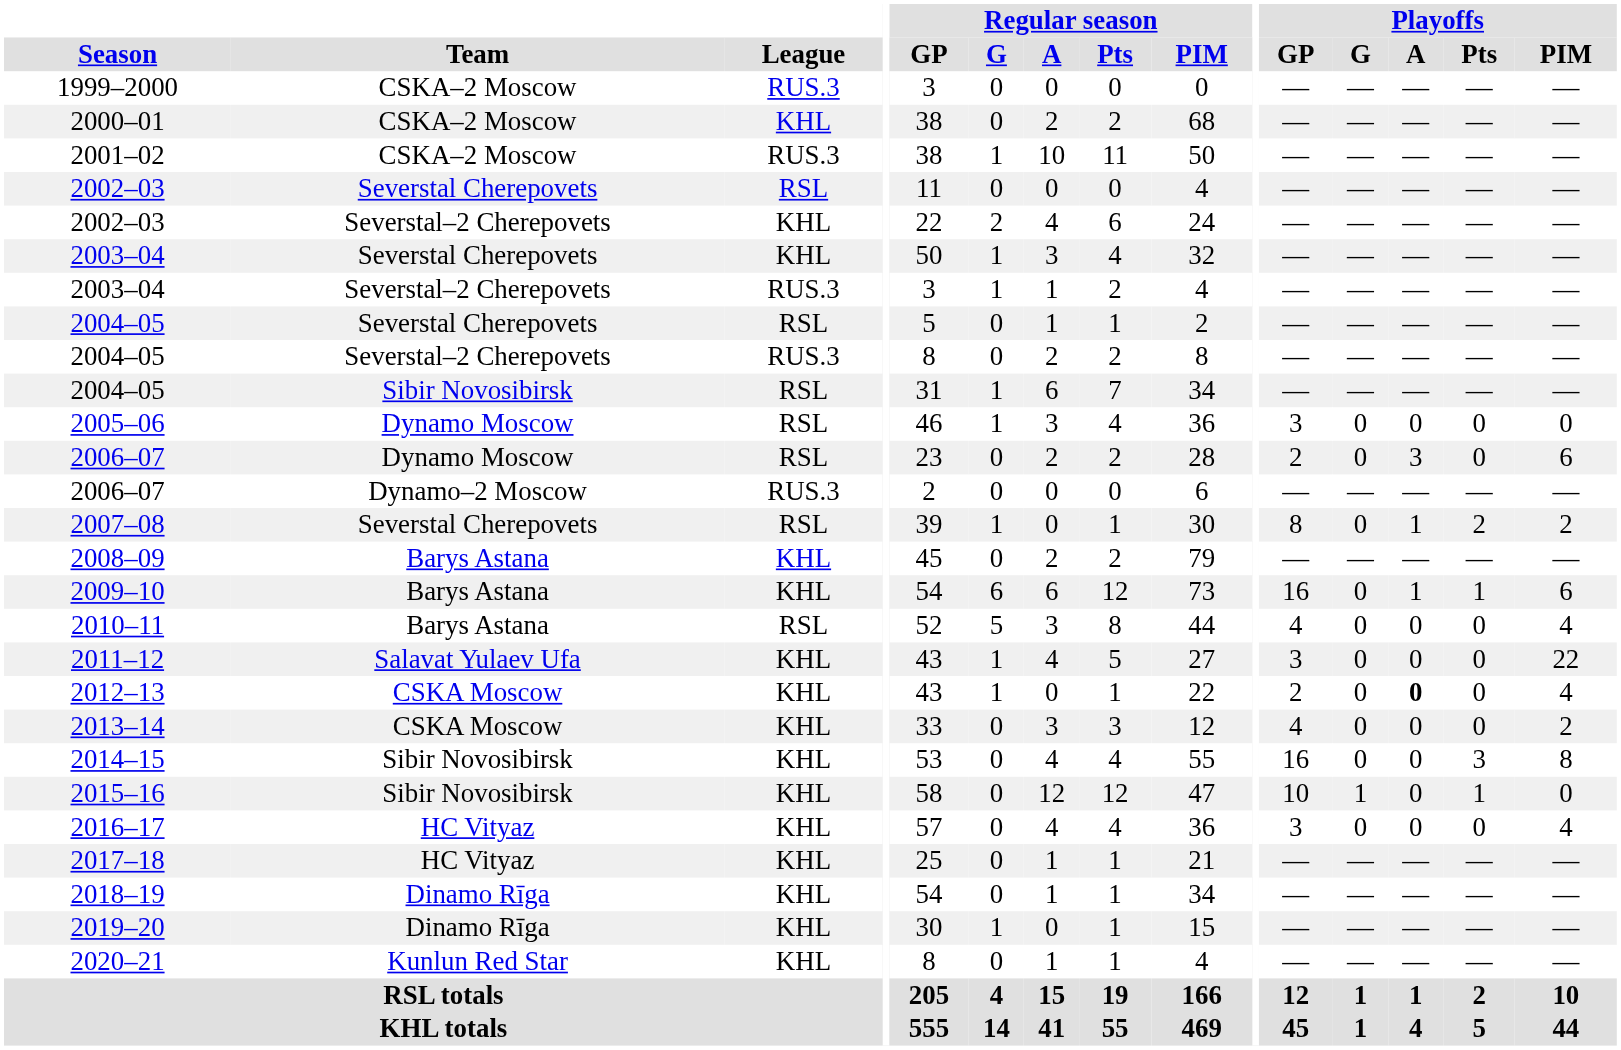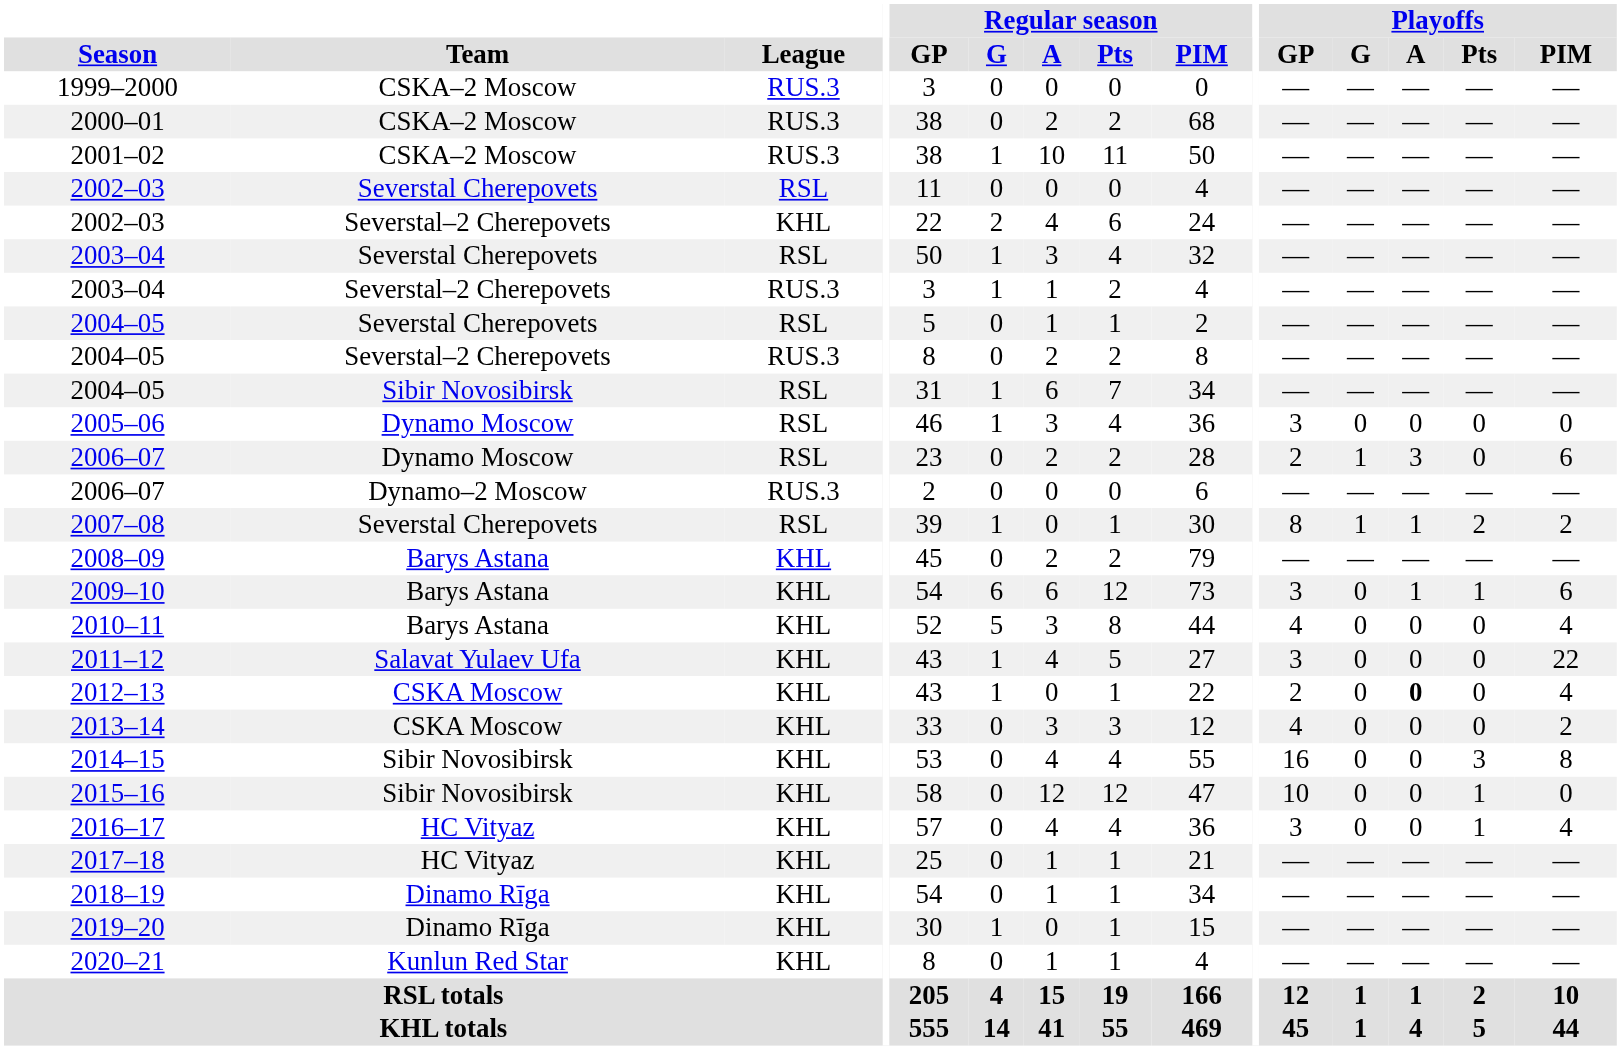(803, 121) KHL -> (803, 121) RUS.3
(803, 255) KHL -> (803, 255) RSL
(1361, 457) 0 -> (1361, 457) 1
(1361, 524) 0 -> (1361, 524) 1
(1296, 591) 16 -> (1296, 591) 3
(803, 625) RSL -> (803, 625) KHL
(1361, 793) 1 -> (1361, 793) 0
(1479, 826) 0 -> (1479, 826) 1
